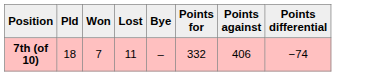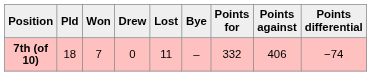+ column: (132, 21)
